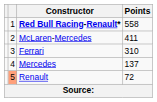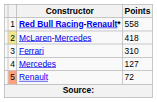(13, 37) no background -> (13, 37) khaki background
(131, 37) 411 -> (132, 37) 418
(132, 64) 137 -> (132, 64) 127
